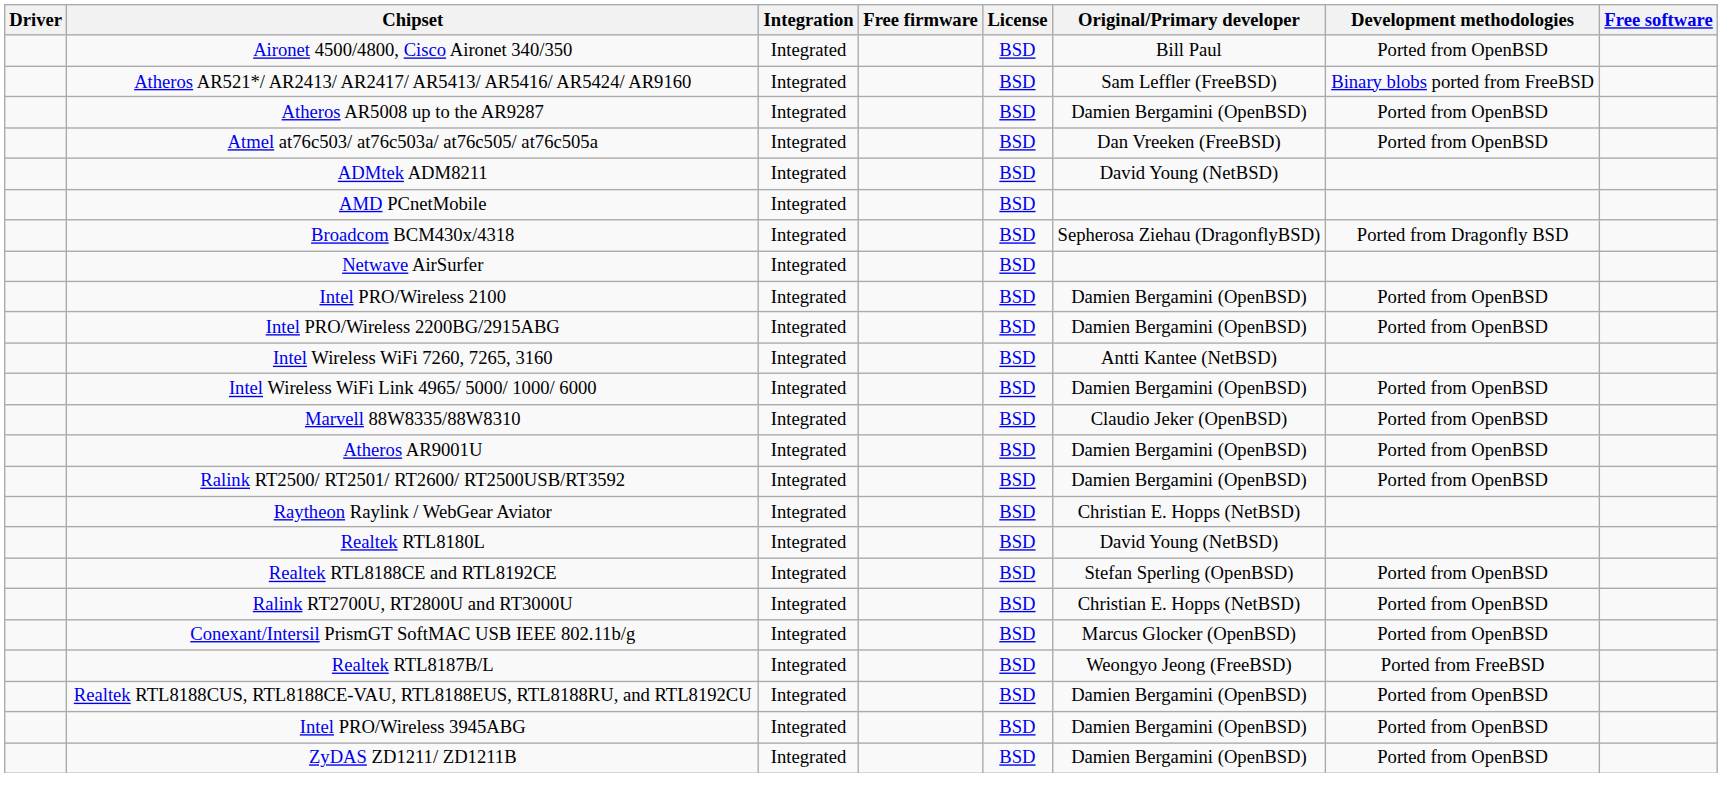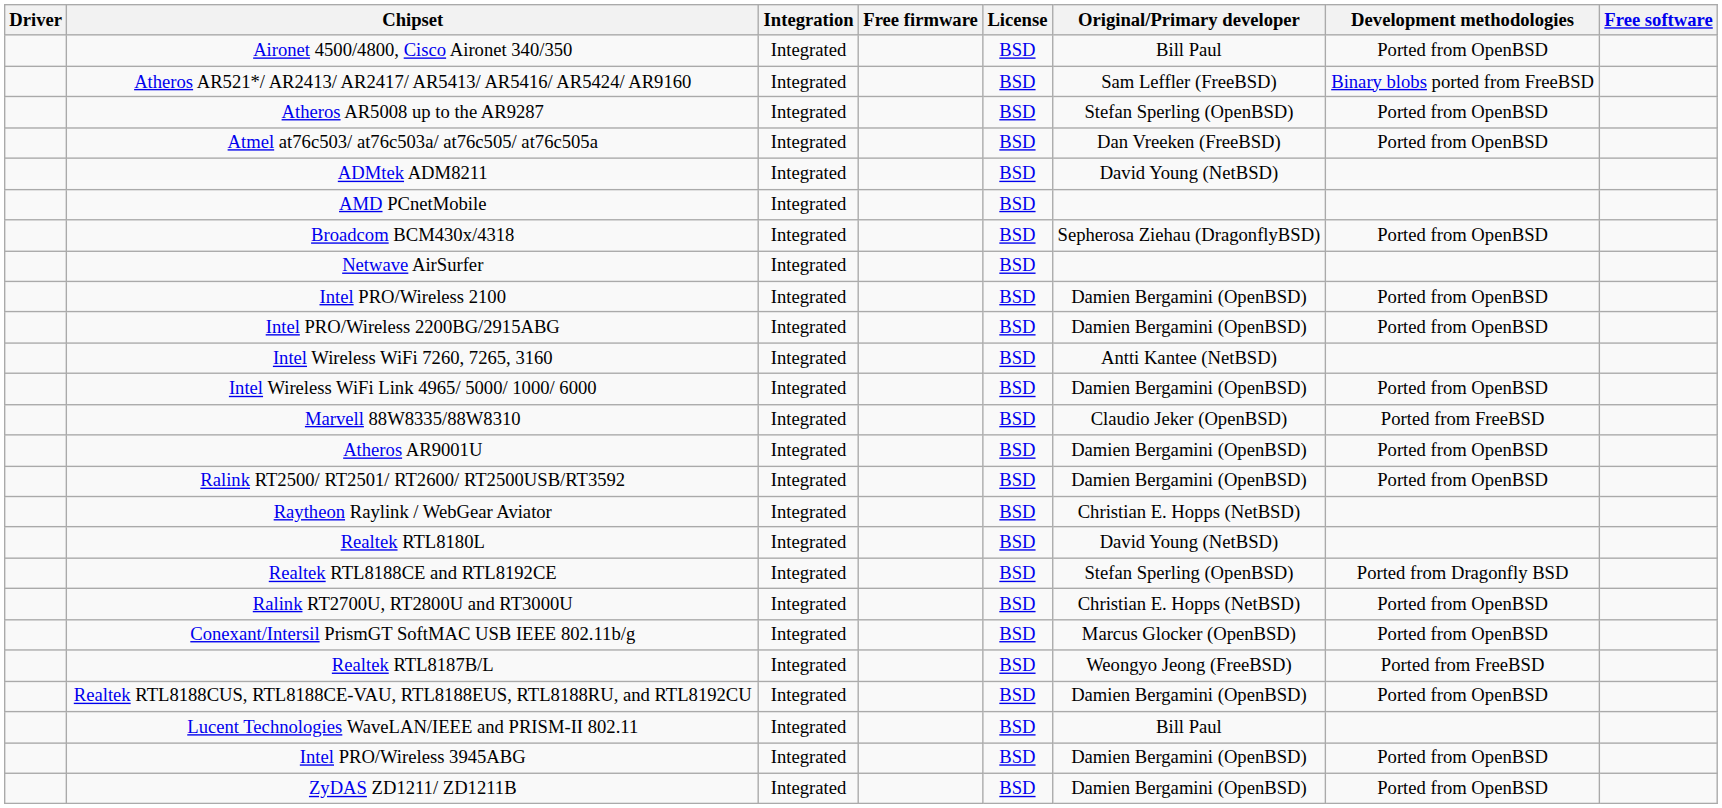(1189, 111) Damien Bergamini (OpenBSD) -> (1189, 111) Stefan Sperling (OpenBSD)
(1463, 234) Ported from Dragonfly BSD -> (1463, 234) Ported from OpenBSD
(1463, 419) Ported from OpenBSD -> (1463, 419) Ported from FreeBSD
(1463, 572) Ported from OpenBSD -> (1463, 572) Ported from Dragonfly BSD
+ row: (413, 726)
